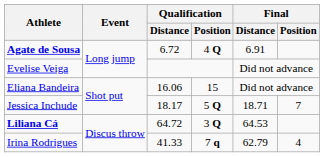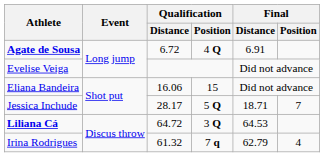(170, 105) 18.17 -> (170, 105) 28.17
(170, 142) 41.33 -> (170, 142) 61.32
